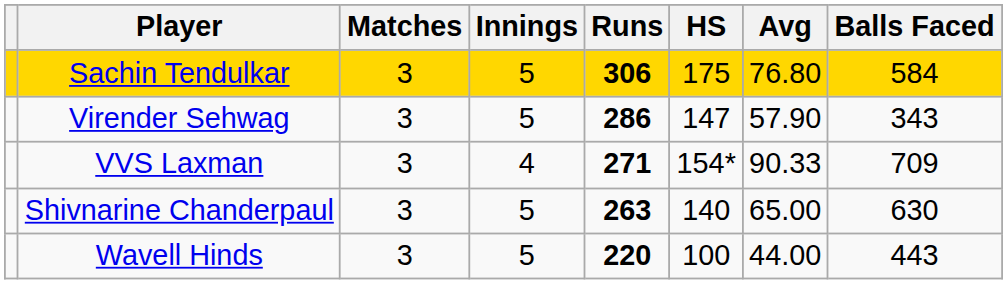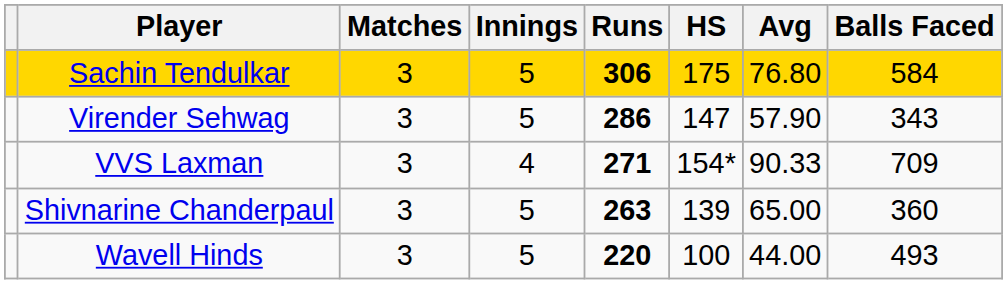(706, 210) 140 -> (706, 210) 139
(915, 210) 630 -> (915, 210) 360
(915, 255) 443 -> (915, 255) 493
